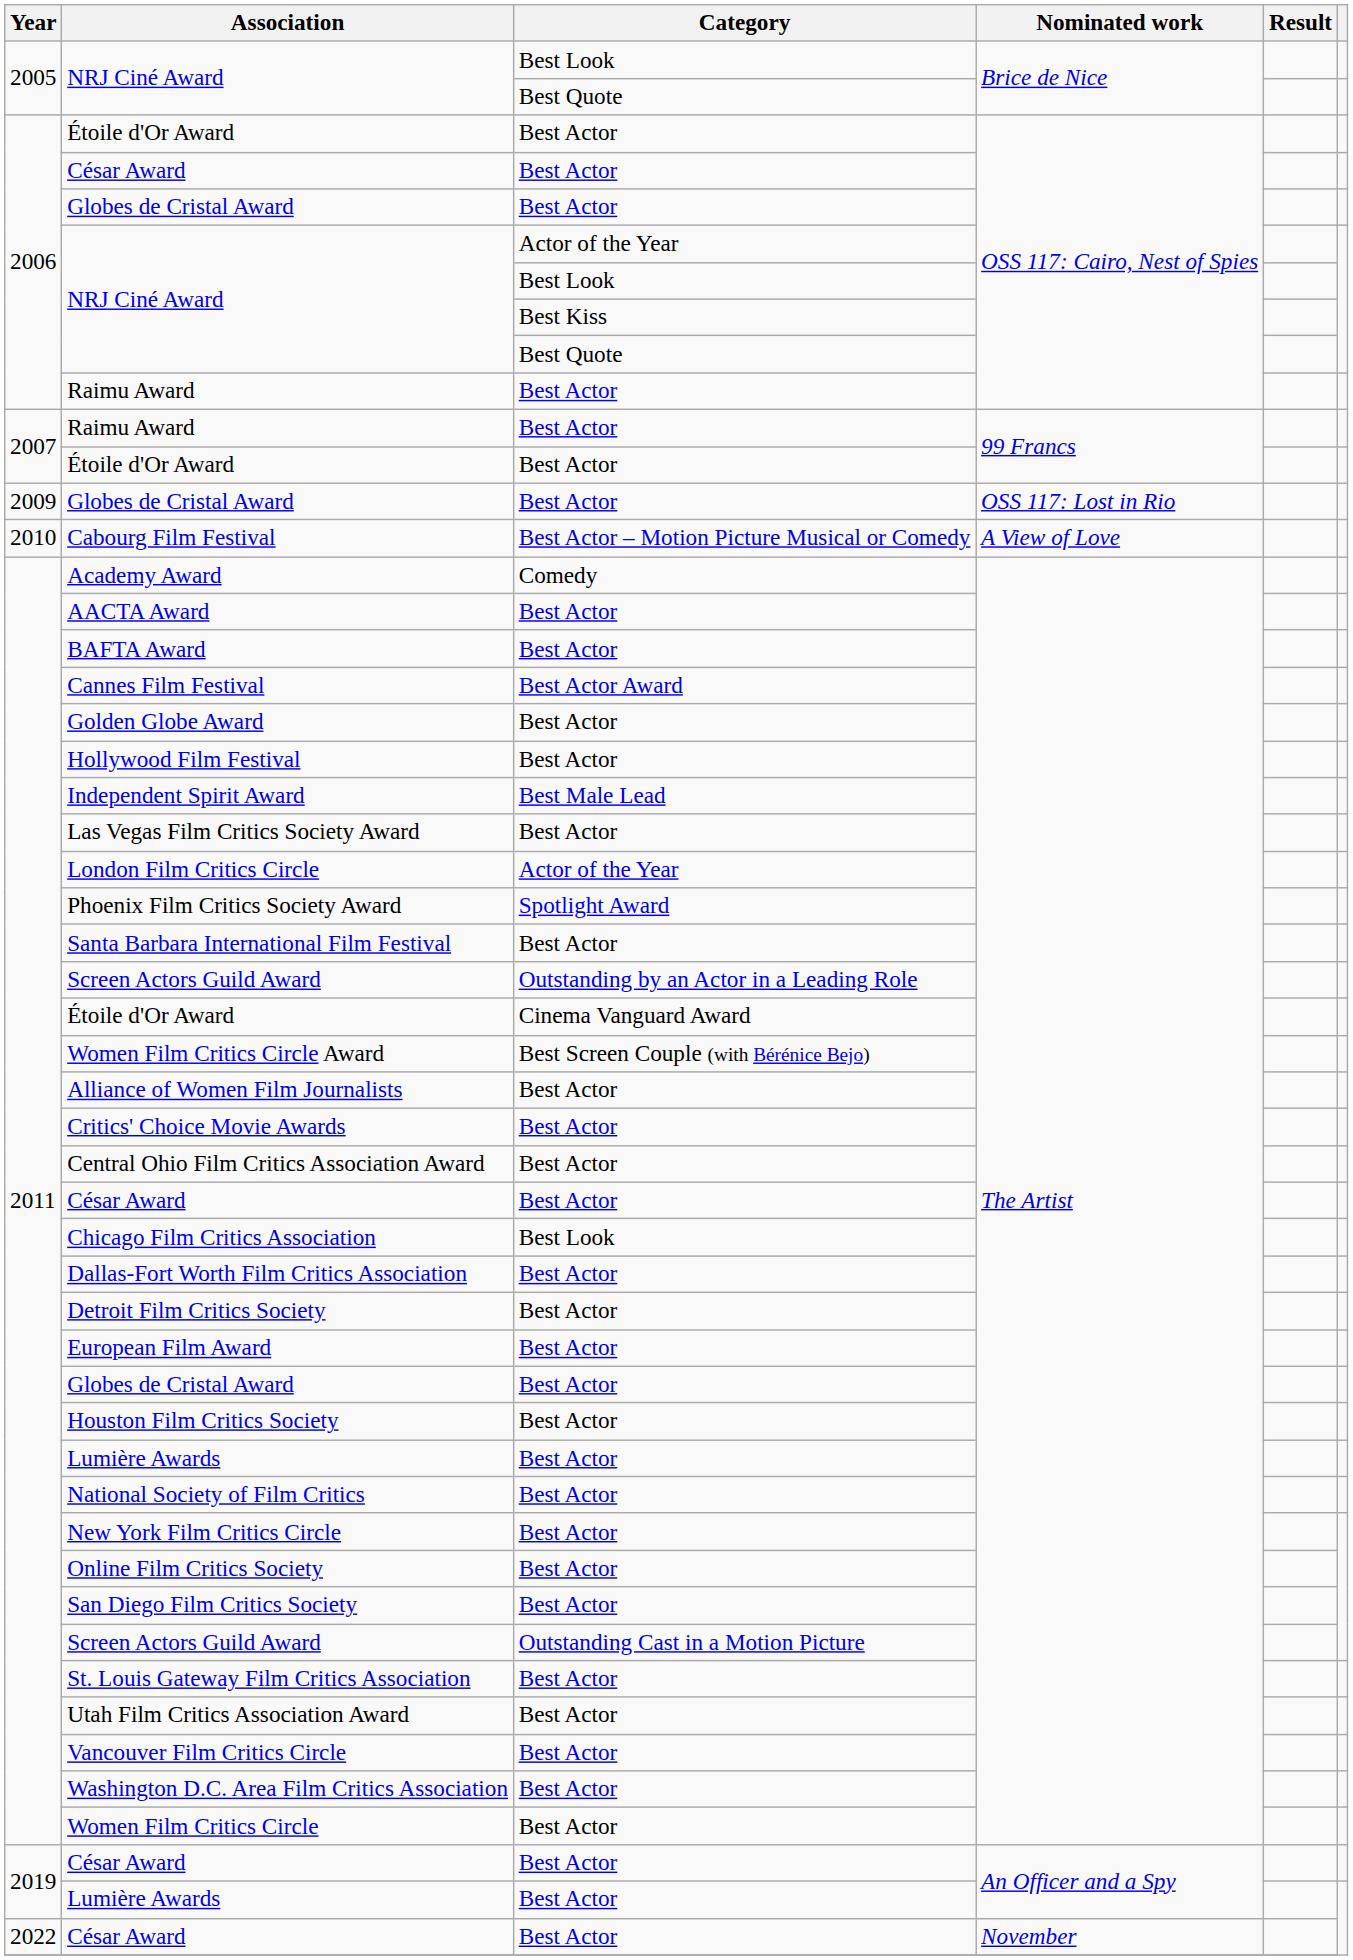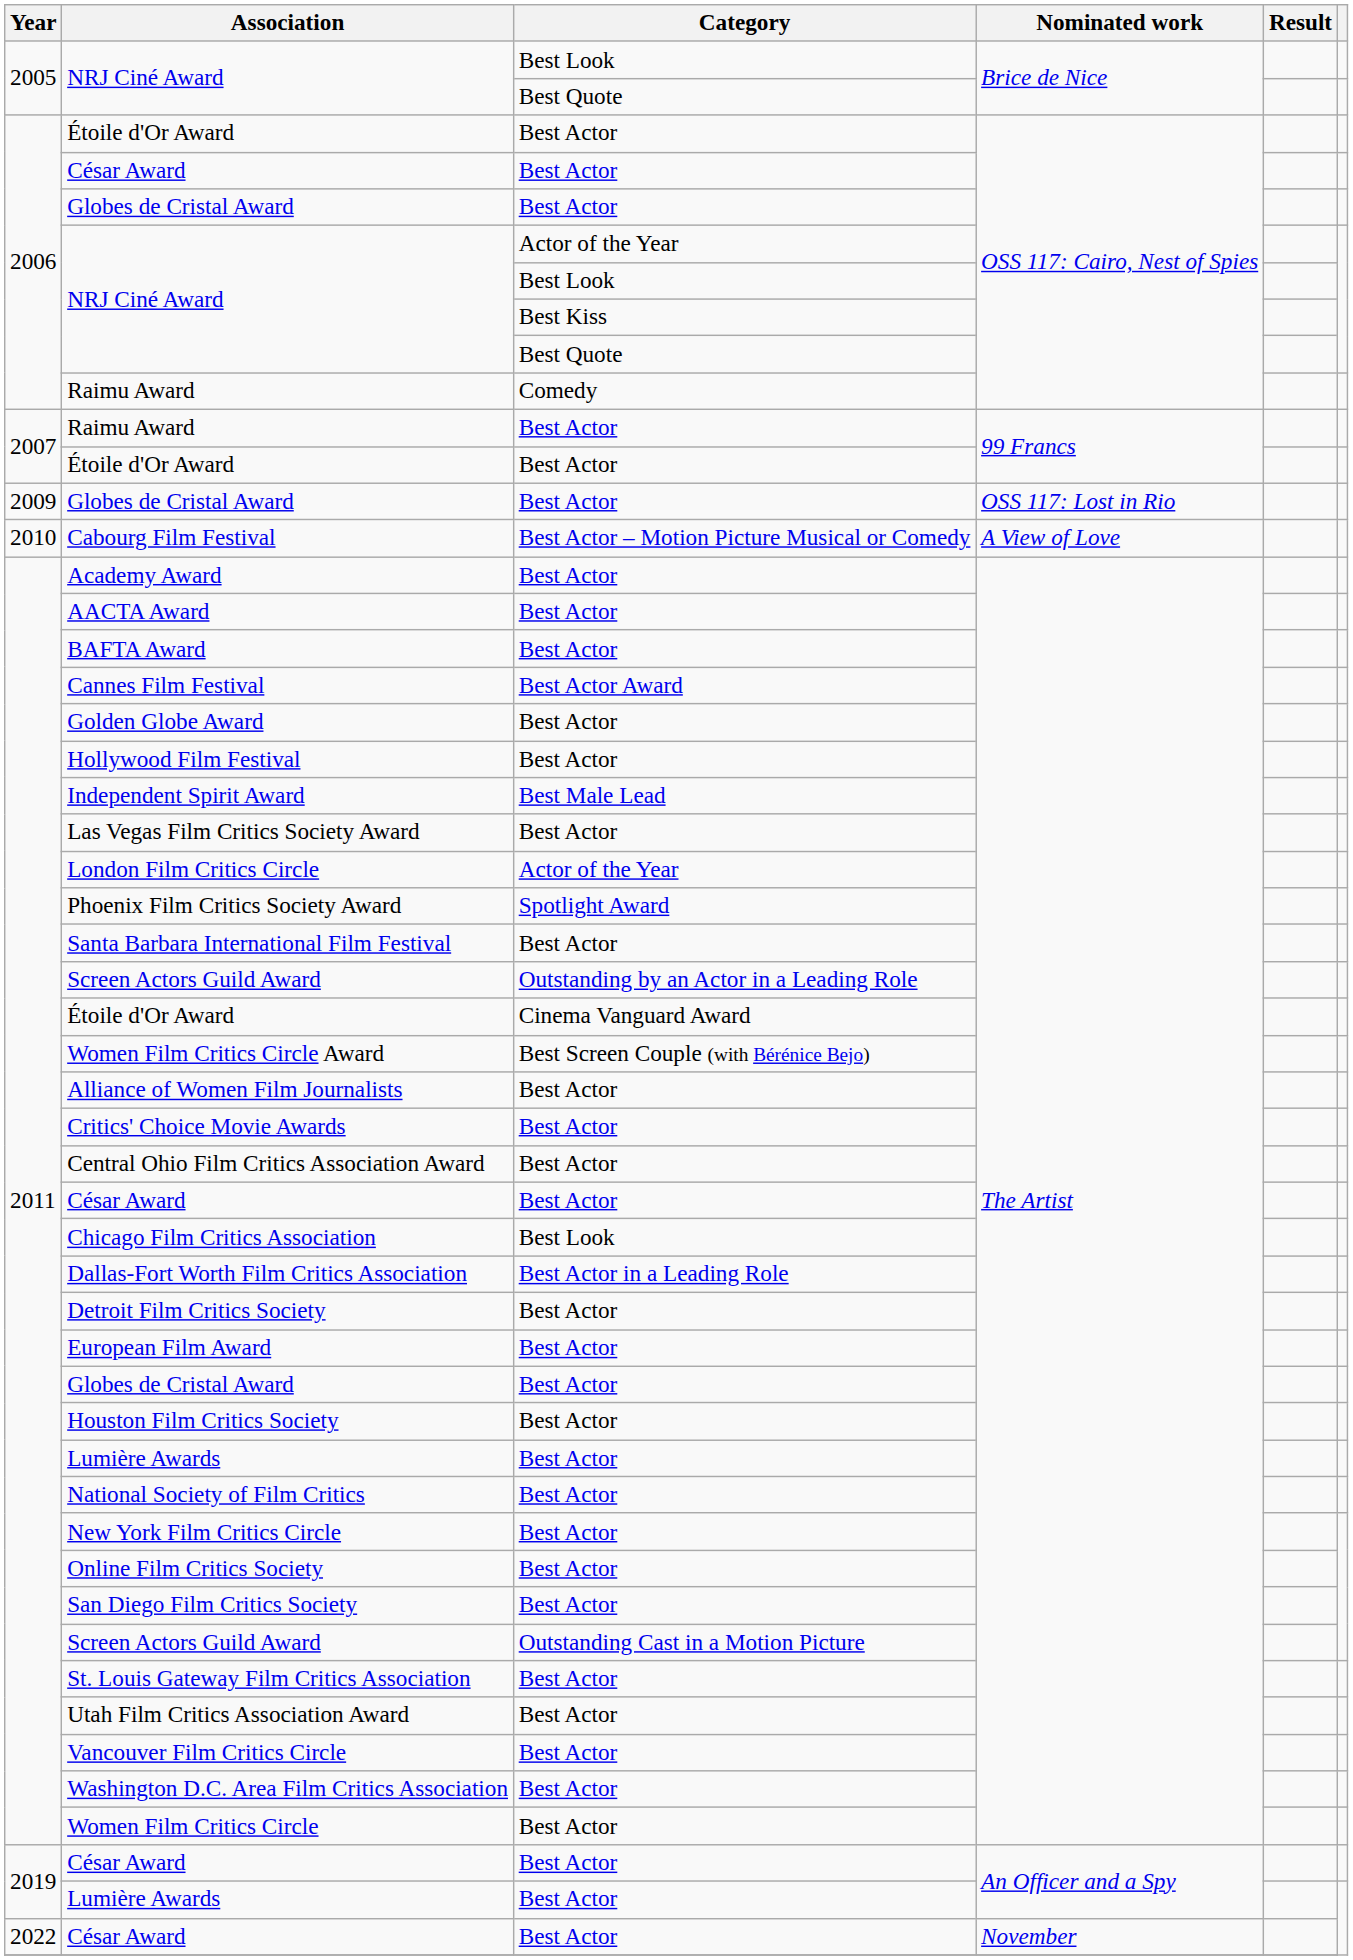(568, 390) Best Actor -> (558, 390) Comedy
(558, 574) Comedy -> (568, 574) Best Actor
(568, 1273) Best Actor -> (654, 1273) Best Actor in a Leading Role
